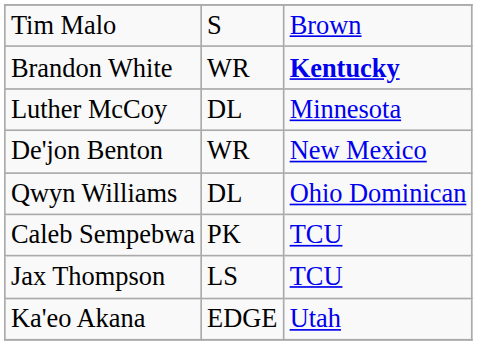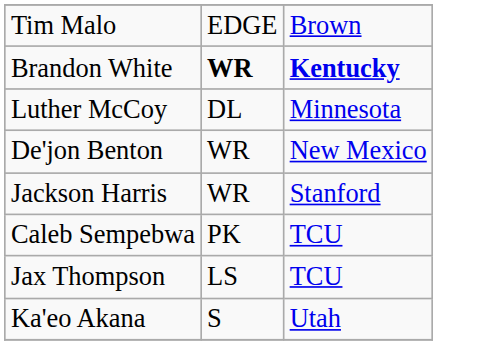(214, 25) S -> (242, 25) EDGE
(228, 67) normal -> (230, 67) bold
- row: (94, 192)
+ row: (89, 192)
(242, 318) EDGE -> (214, 318) S
